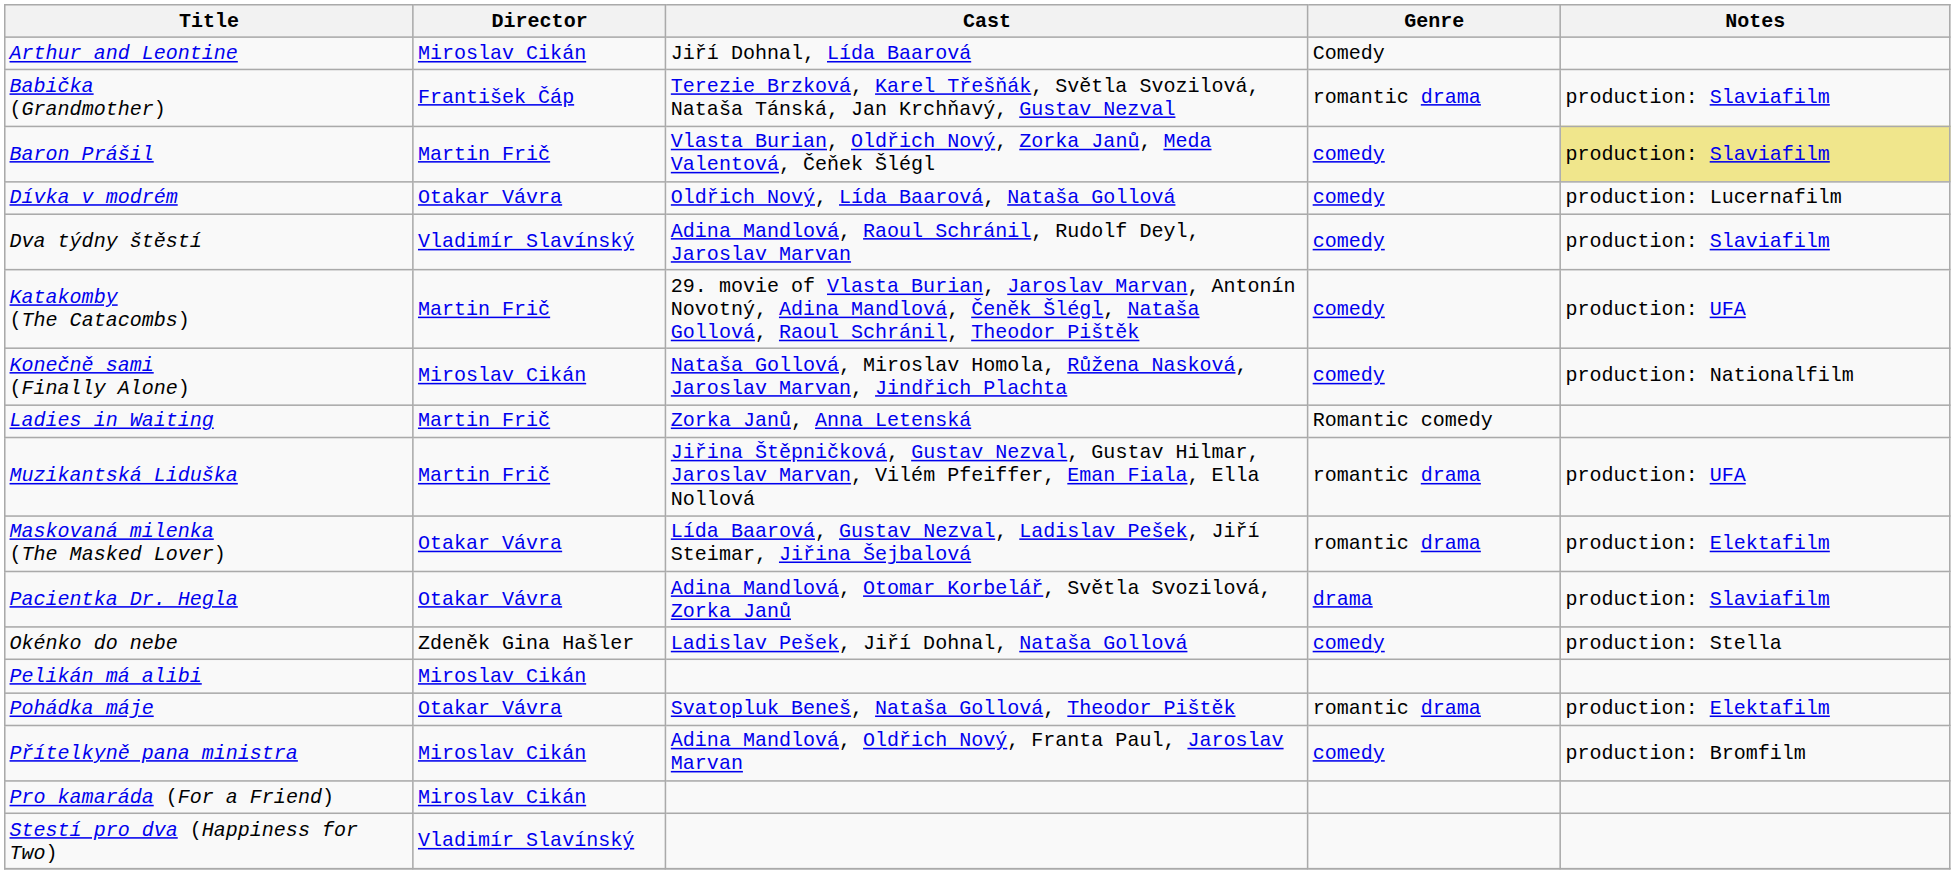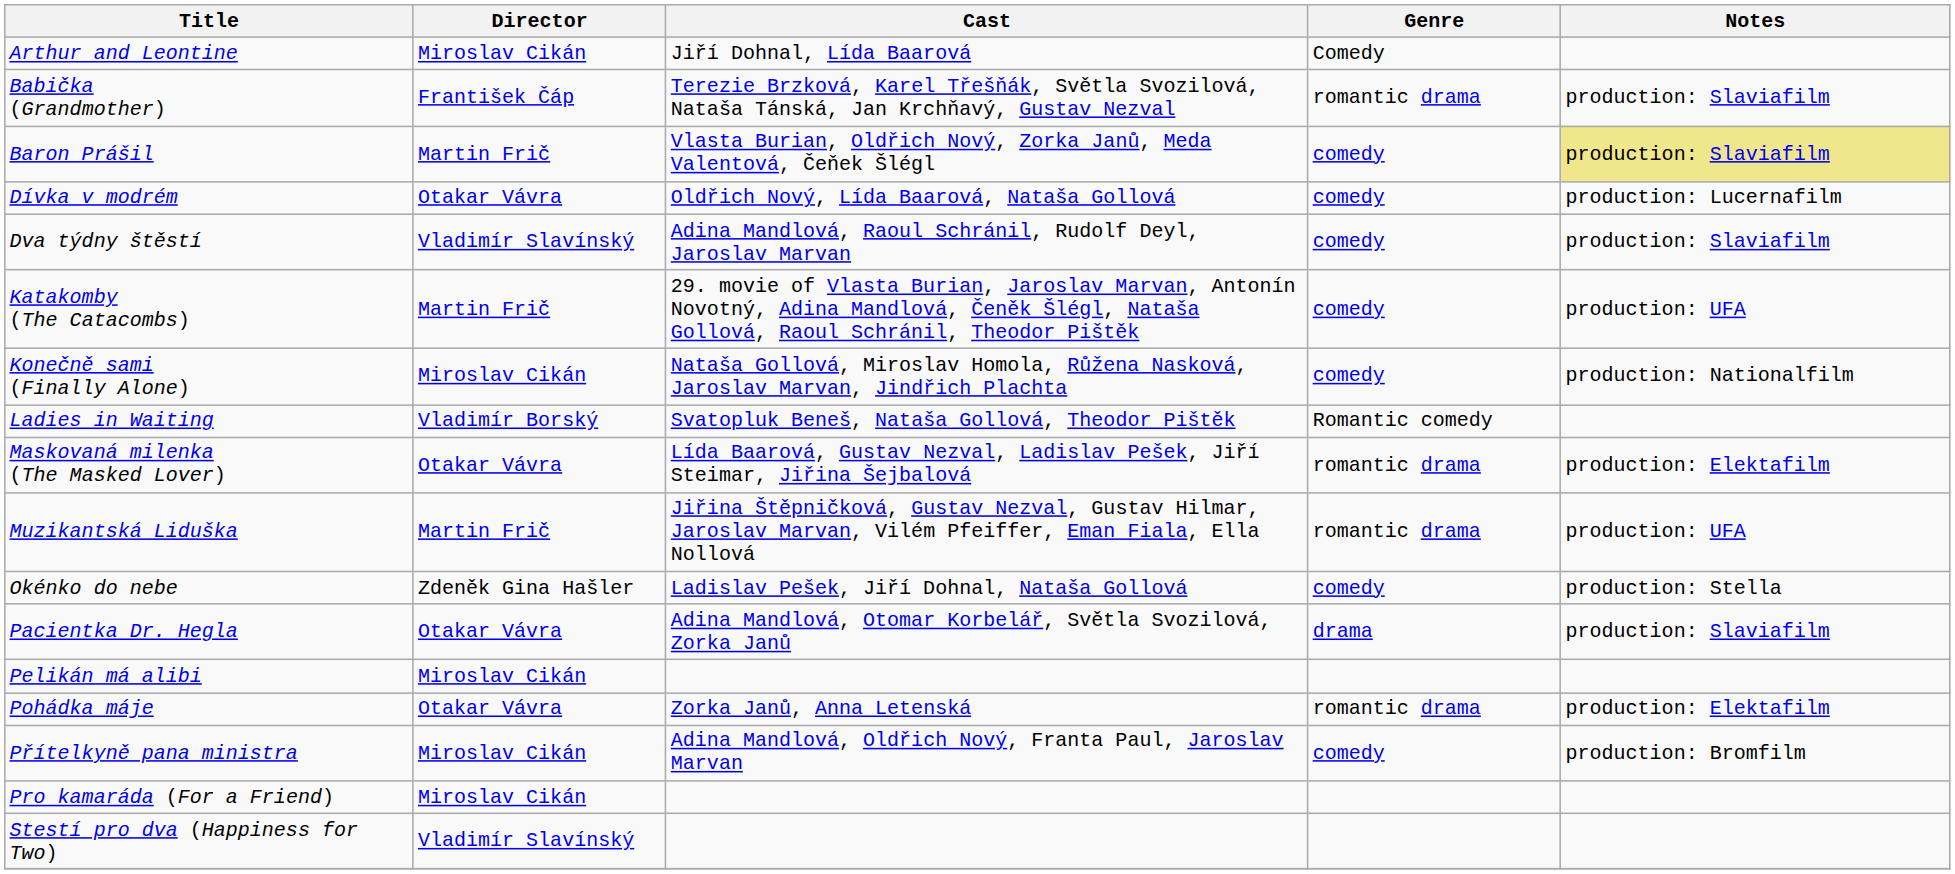(484, 421) Martin Frič -> (508, 421) Vladimír Borský
(821, 421) Zorka Janů, Anna Letenská -> (953, 421) Svatopluk Beneš, Nataša Gollová, Theodor Pištěk
rows swapped: (118, 544) <-> (124, 476)
rows swapped: (94, 644) <-> (124, 599)
(953, 709) Svatopluk Beneš, Nataša Gollová, Theodor Pištěk -> (821, 709) Zorka Janů, Anna Letenská
